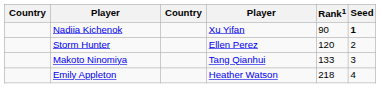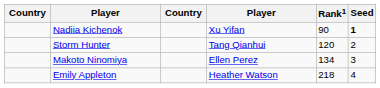(233, 45) Ellen Perez -> (237, 45) Tang Qianhui
(237, 60) Tang Qianhui -> (233, 60) Ellen Perez
(326, 60) 133 -> (326, 60) 134
